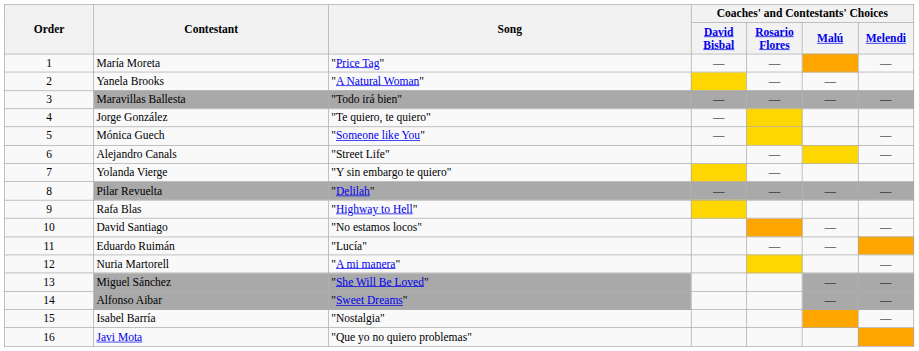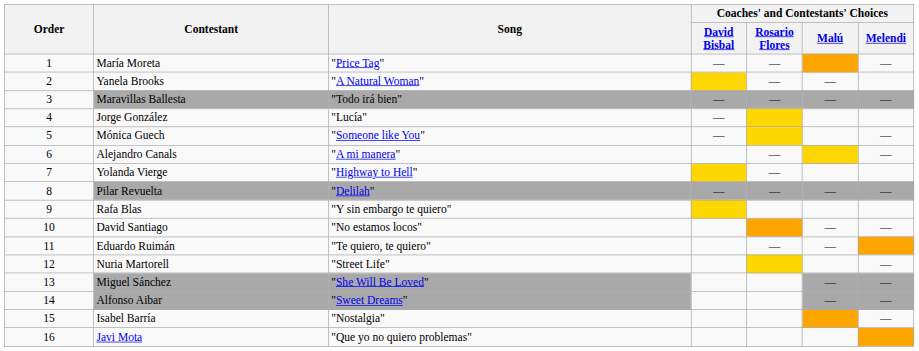(381, 117) "Te quiero, te quiero" -> (349, 117) "Lucía"
(360, 154) "Street Life" -> (366, 154) "A mi manera"
(391, 172) "Y sin embargo te quiero" -> (374, 172) "Highway to Hell"
(374, 209) "Highway to Hell" -> (391, 209) "Y sin embargo te quiero"
(349, 245) "Lucía" -> (381, 245) "Te quiero, te quiero"
(366, 264) "A mi manera" -> (360, 264) "Street Life"
